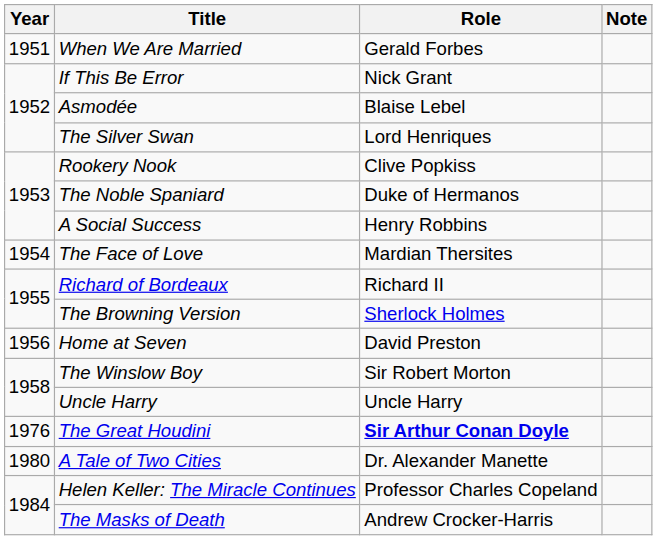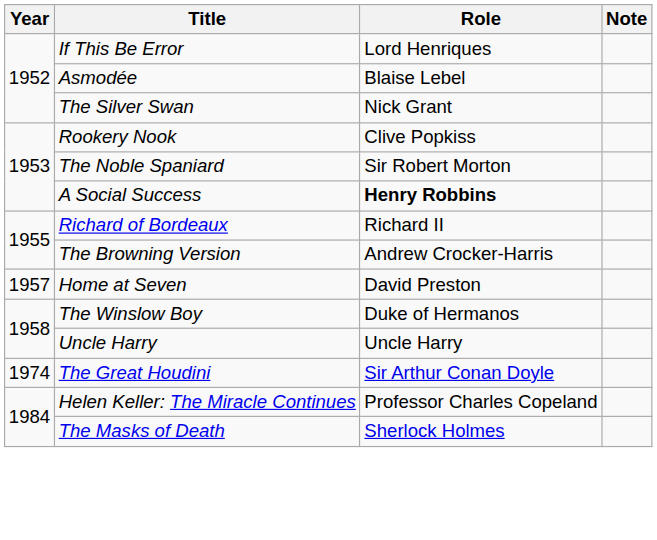- row: (150, 48)
(408, 78) Nick Grant -> (428, 48) Lord Henriques
(428, 136) Lord Henriques -> (408, 107) Nick Grant
(442, 195) Duke of Hermanos -> (438, 166) Sir Robert Morton
(426, 225) normal -> (430, 195) bold
- row: (131, 254)
(435, 313) Sherlock Holmes -> (459, 254) Andrew Crocker-Harris
(30, 343) 1956 -> (30, 284) 1957
(438, 372) Sir Robert Morton -> (442, 313) Duke of Hermanos
(30, 431) 1976 -> (30, 372) 1974
(467, 431) bold -> (459, 372) normal
- row: (140, 460)
(459, 519) Andrew Crocker-Harris -> (435, 431) Sherlock Holmes
